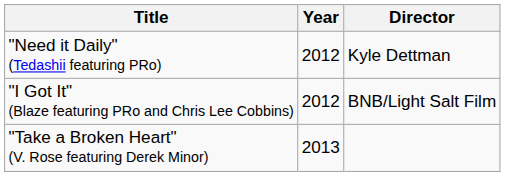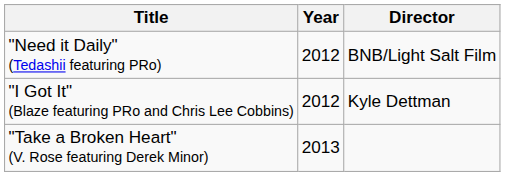(399, 54) Kyle Dettman -> (422, 54) BNB/Light Salt Film
(422, 101) BNB/Light Salt Film -> (399, 101) Kyle Dettman
